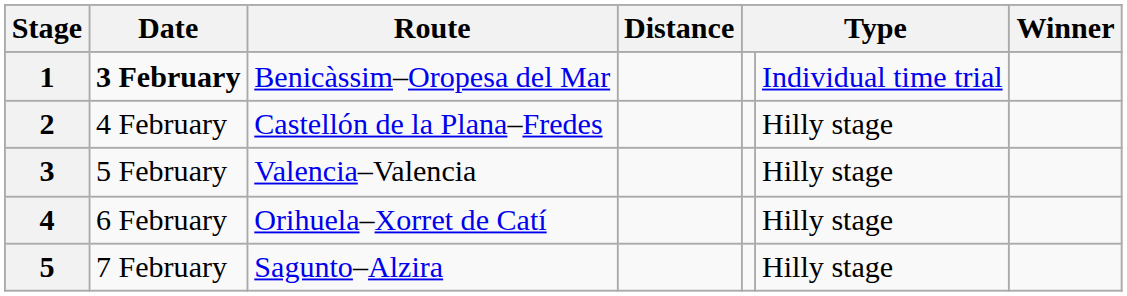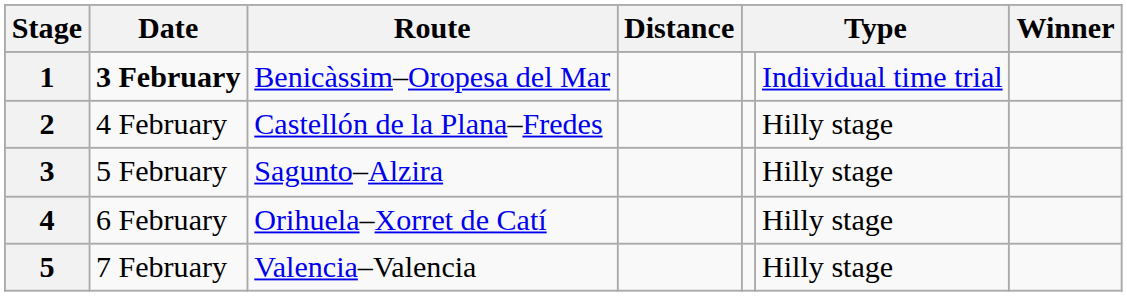(365, 171) Valencia–Valencia -> (349, 171) Sagunto–Alzira
(349, 266) Sagunto–Alzira -> (365, 266) Valencia–Valencia
